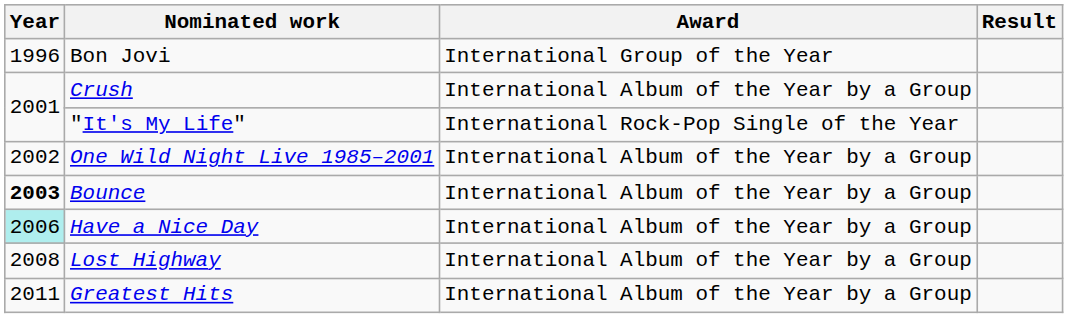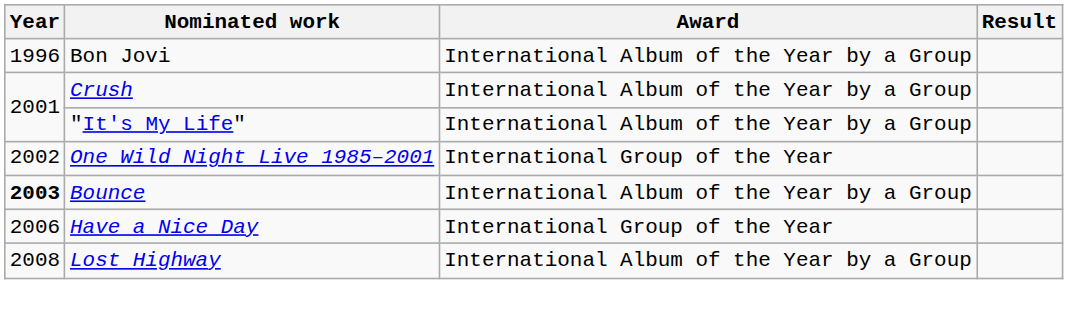(639, 56) International Group of the Year -> (708, 56) International Album of the Year by a Group
(702, 124) International Rock-Pop Single of the Year -> (708, 124) International Album of the Year by a Group
(708, 158) International Album of the Year by a Group -> (639, 158) International Group of the Year
(35, 227) paleturquoise background -> (35, 227) no background
(708, 227) International Album of the Year by a Group -> (639, 227) International Group of the Year
- row: (152, 295)
